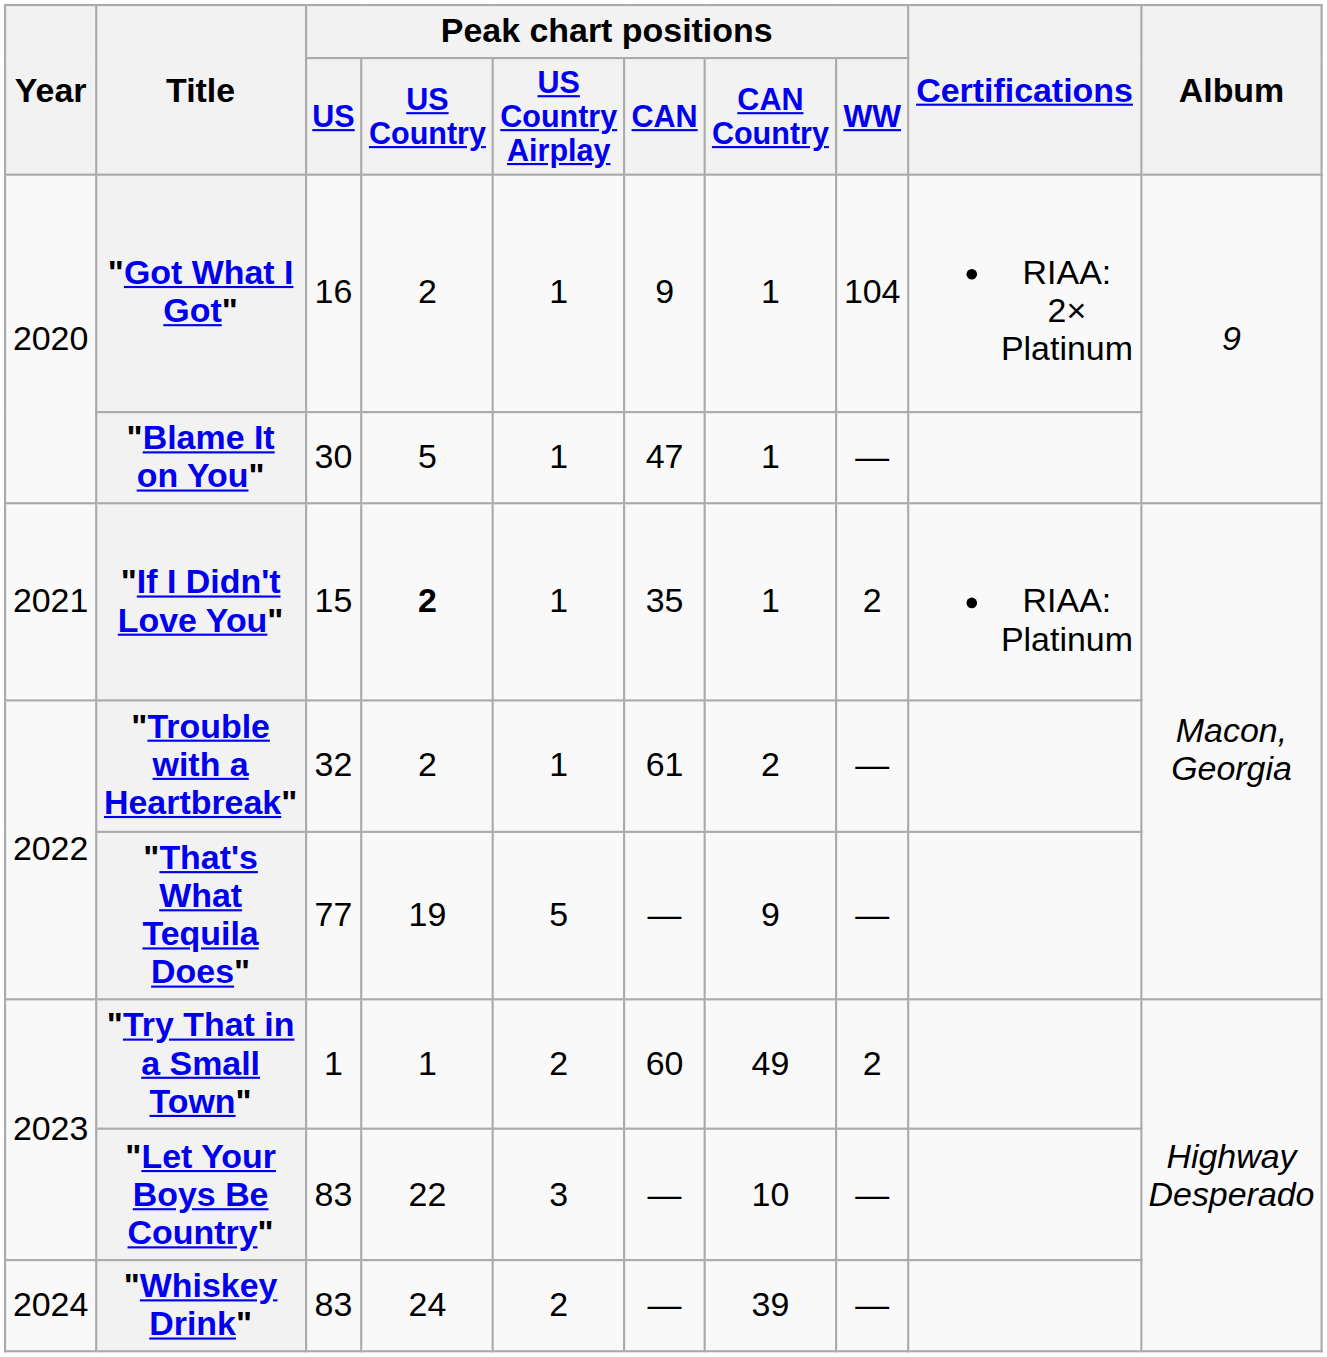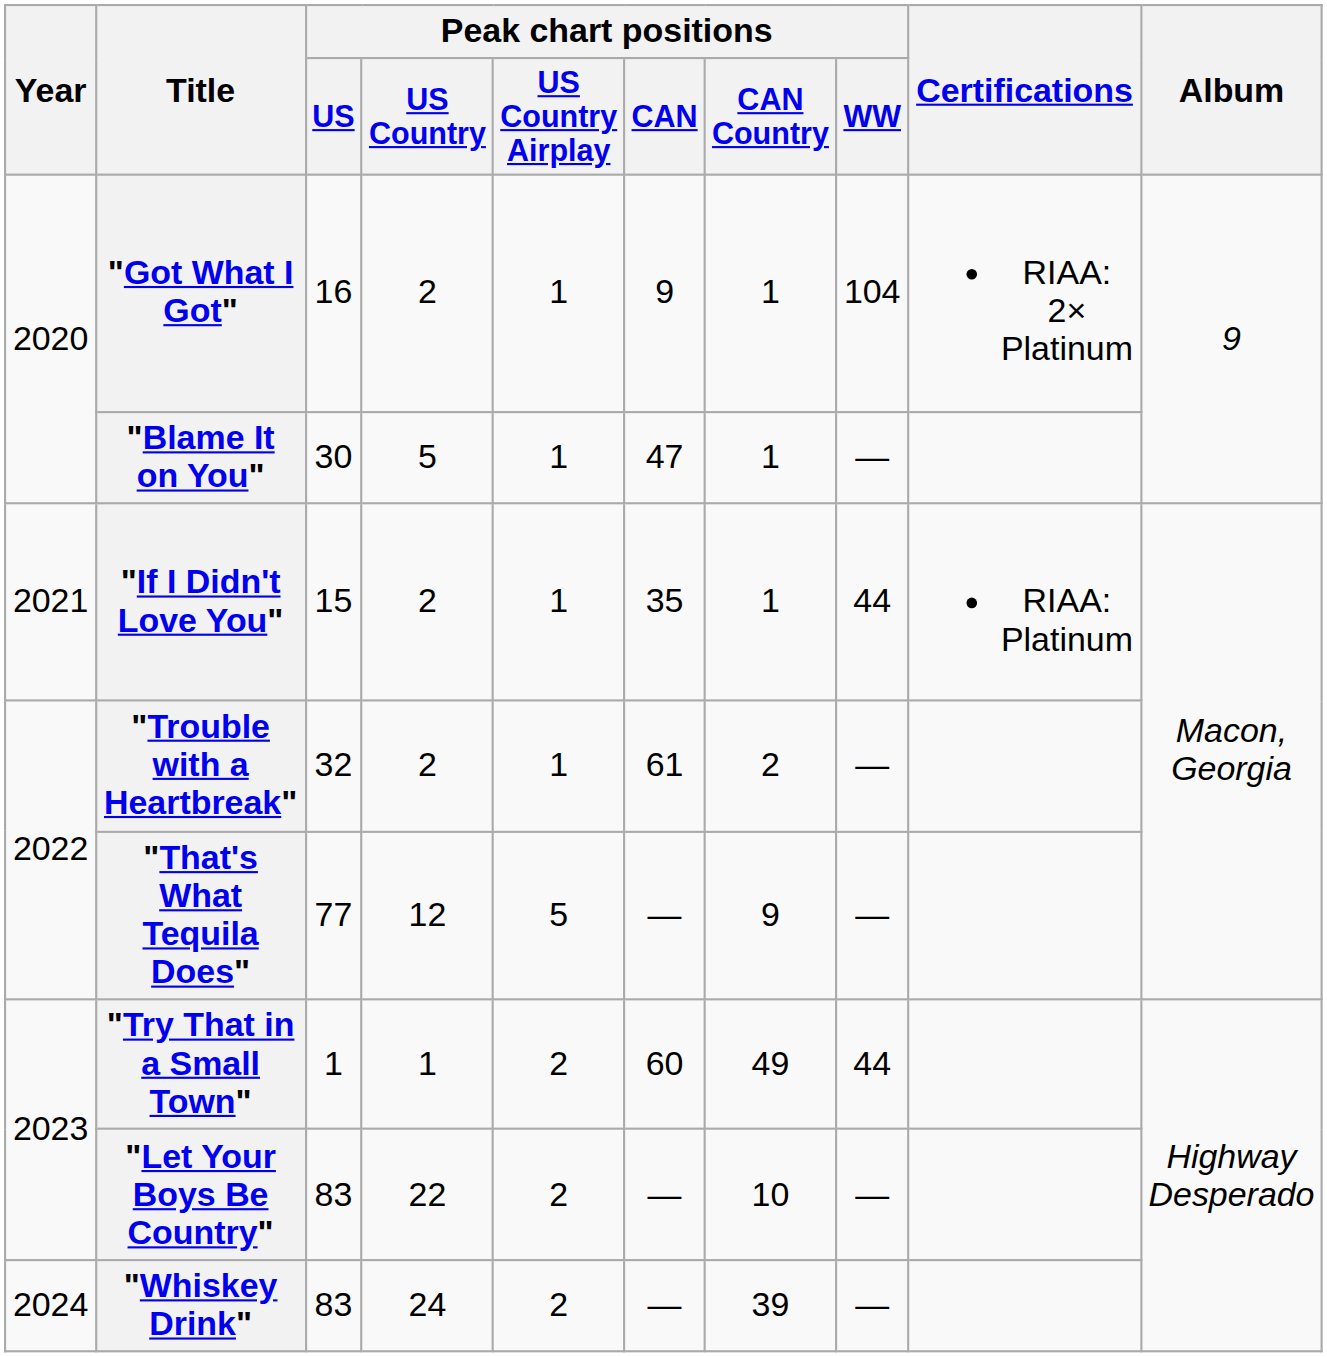(427, 601) bold -> (427, 601) normal
(872, 601) 2 -> (872, 601) 44
(427, 914) 19 -> (427, 914) 12
(872, 1063) 2 -> (872, 1063) 44
(559, 1193) 3 -> (559, 1193) 2
